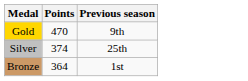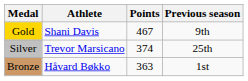+ column: (85, 13)
(59, 31) 470 -> (145, 31) 467
(59, 66) 364 -> (145, 66) 363
